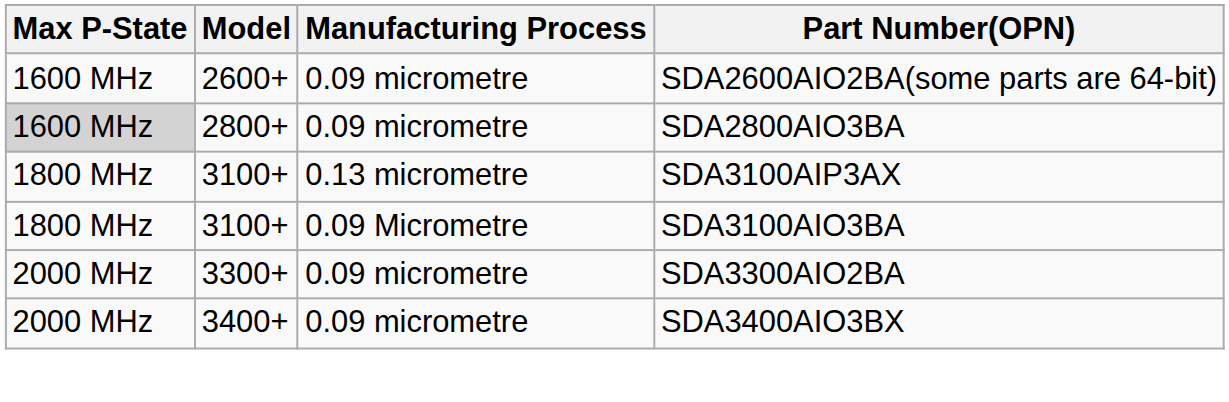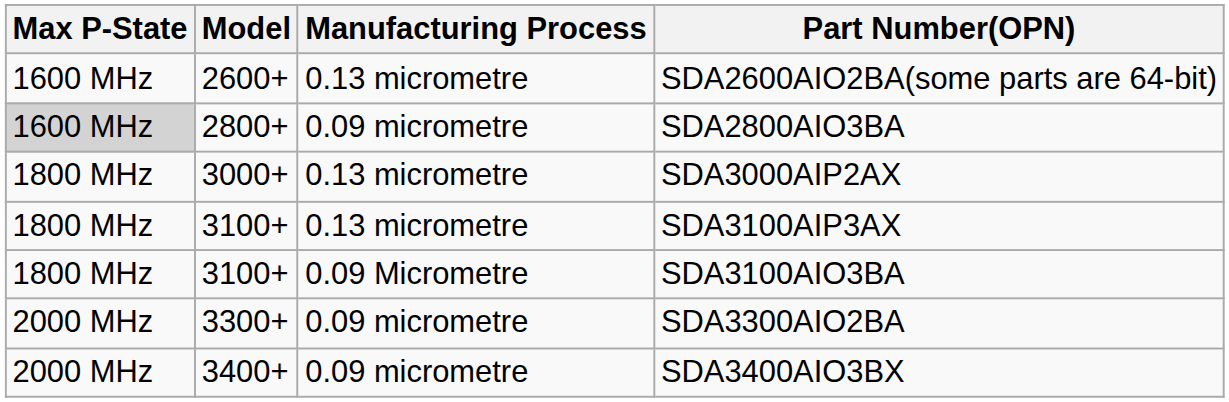(417, 77) 0.09 micrometre -> (417, 77) 0.13 micrometre
+ row: (781, 175)
